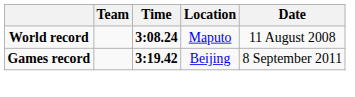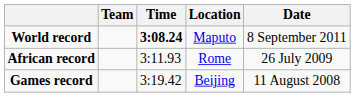(292, 37) 11 August 2008 -> (297, 37) 8 September 2011
+ row: (51, 59)
(157, 59) bold -> (161, 80) normal
(292, 59) 8 September 2011 -> (297, 80) 11 August 2008
